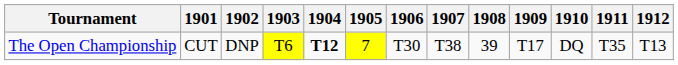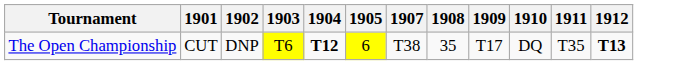- column: (407, 18)
(366, 46) 7 -> (366, 46) 6
(489, 46) 39 -> (448, 46) 35
(653, 46) normal -> (612, 46) bold
